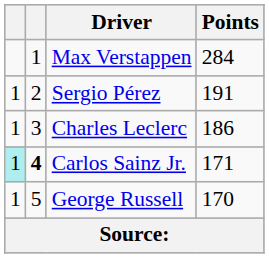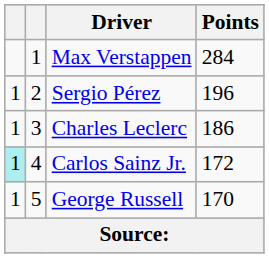(218, 92) 191 -> (218, 92) 196
(36, 163) bold -> (36, 163) normal
(218, 163) 171 -> (218, 163) 172
